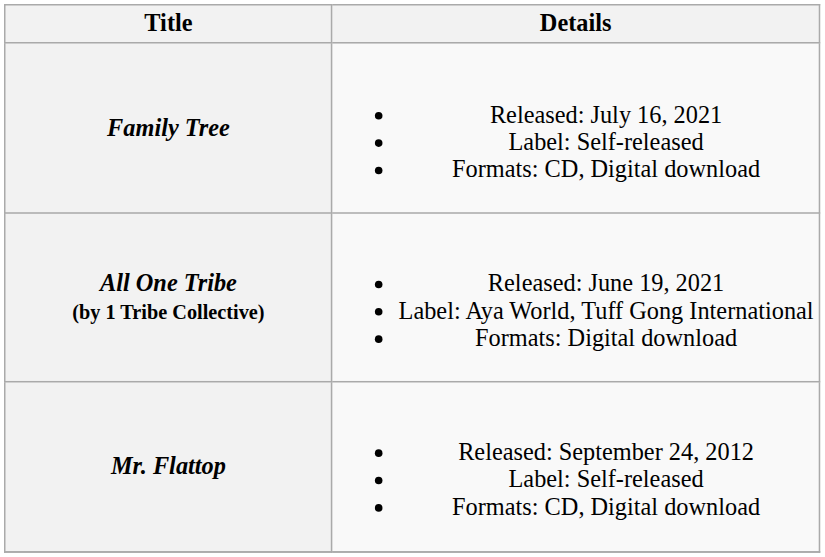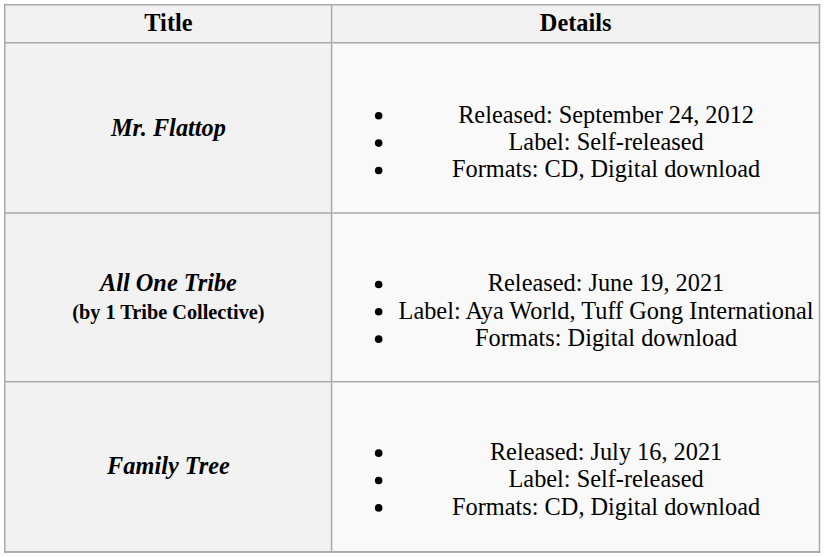rows swapped: (168, 466) <-> (168, 127)
